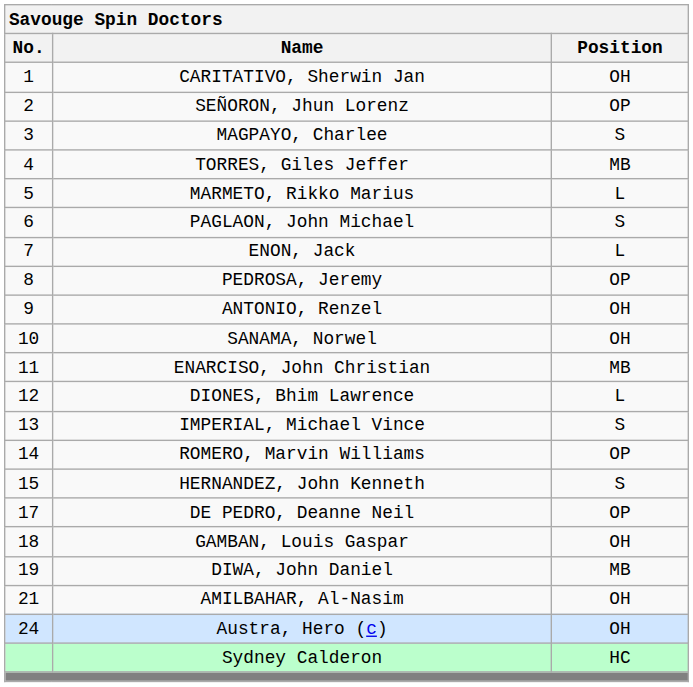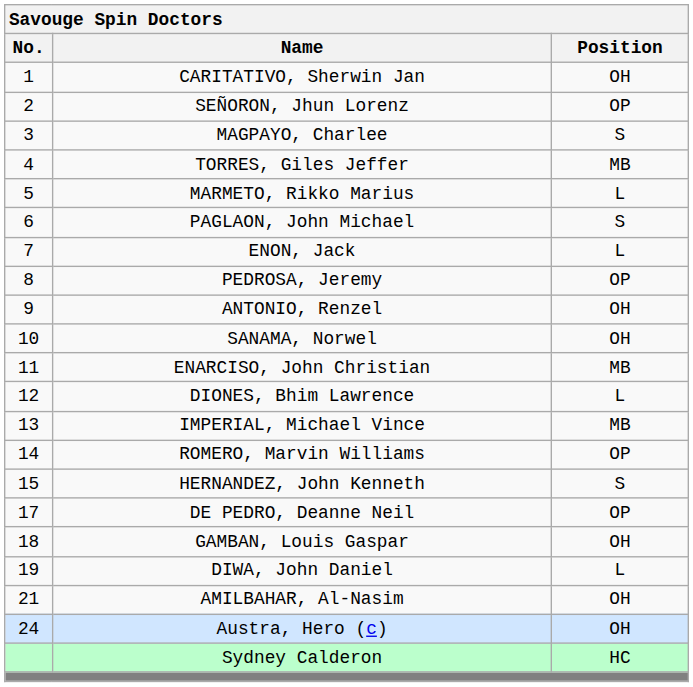(620, 426) S -> (620, 426) MB
(620, 571) MB -> (620, 571) L
